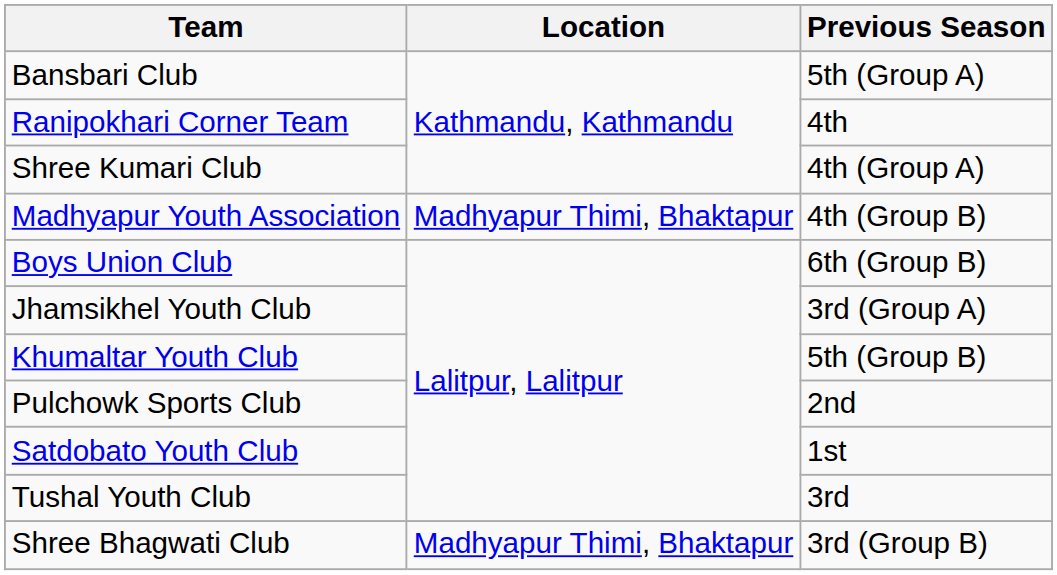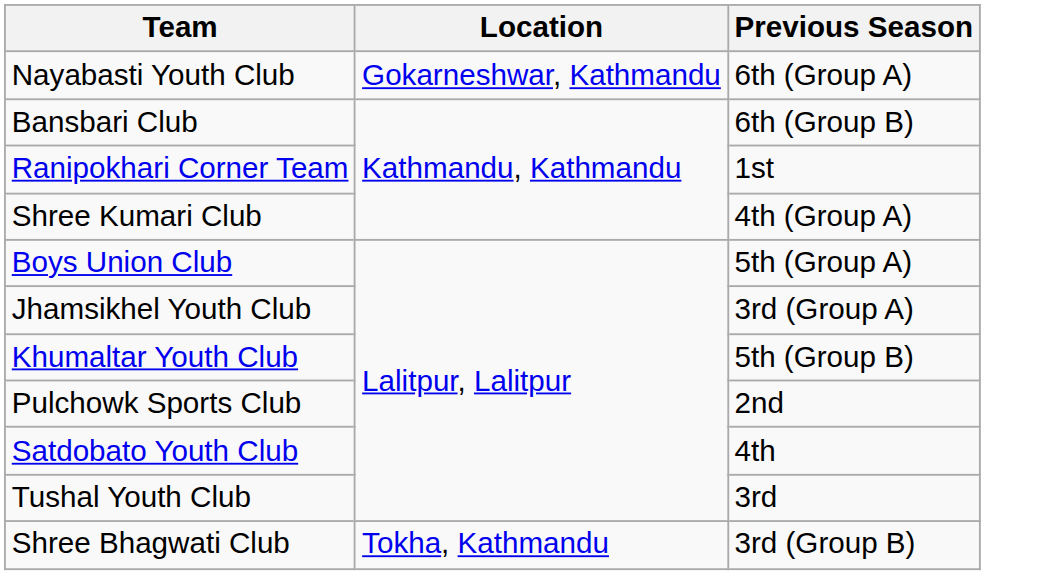+ row: (153, 74)
(896, 74) 5th (Group A) -> (824, 121) 6th (Group B)
(828, 121) 4th -> (754, 168) 1st
- row: (206, 215)
(897, 262) 6th (Group B) -> (823, 262) 5th (Group A)
(827, 450) 1st -> (755, 450) 4th
(604, 544) Madhyapur Thimi, Bhaktapur -> (486, 544) Tokha, Kathmandu
